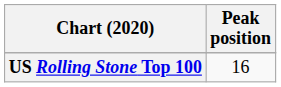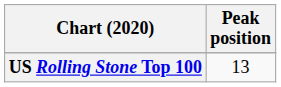(241, 67) 16 -> (241, 67) 13
